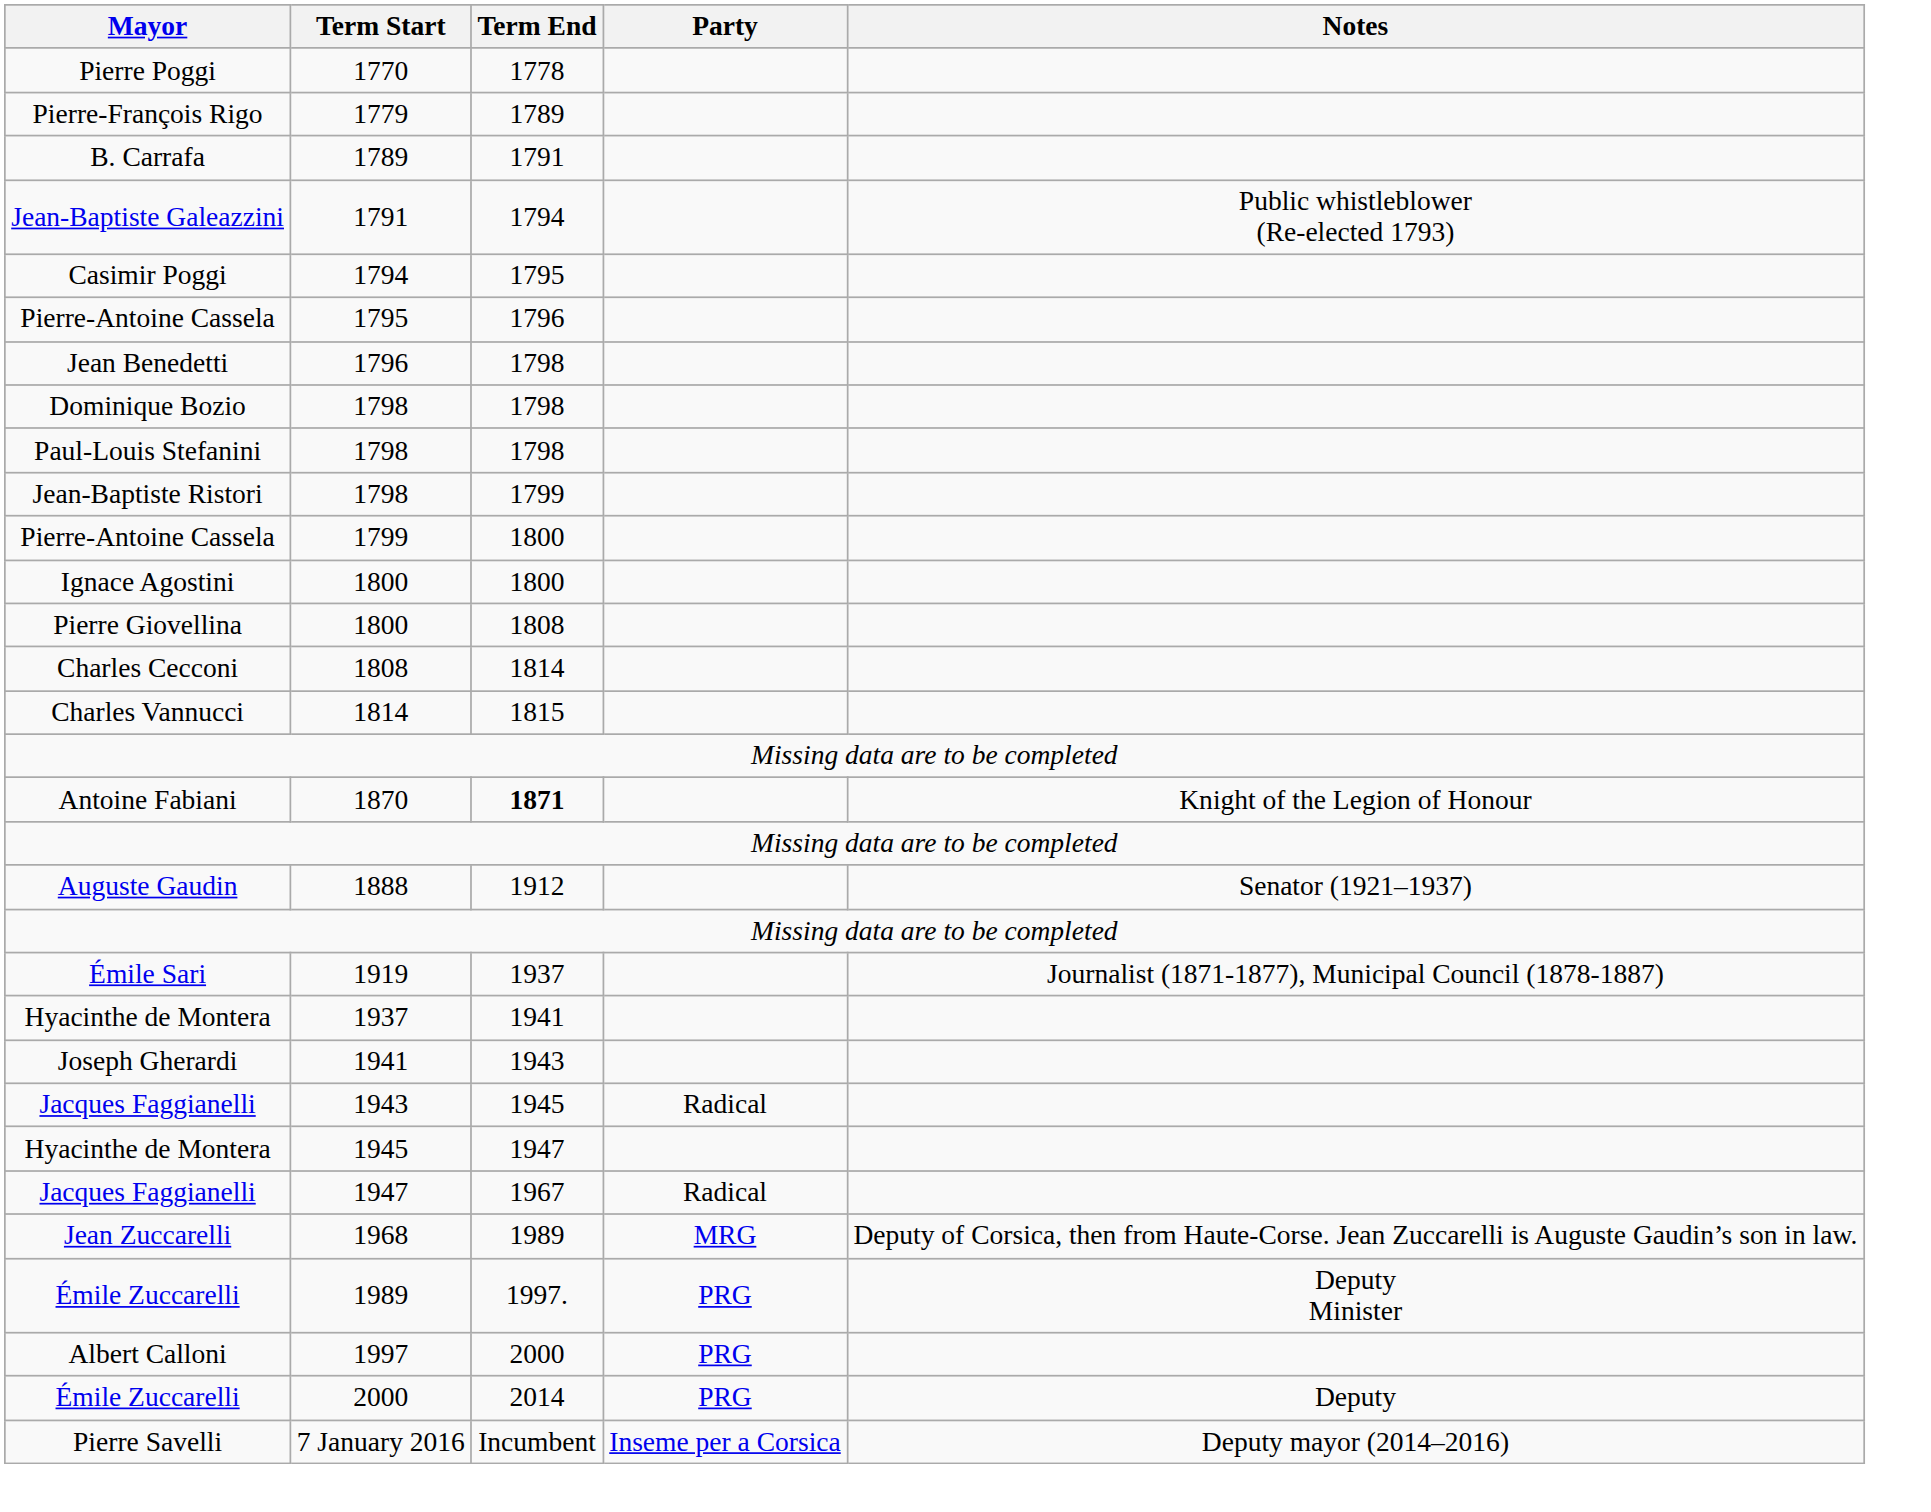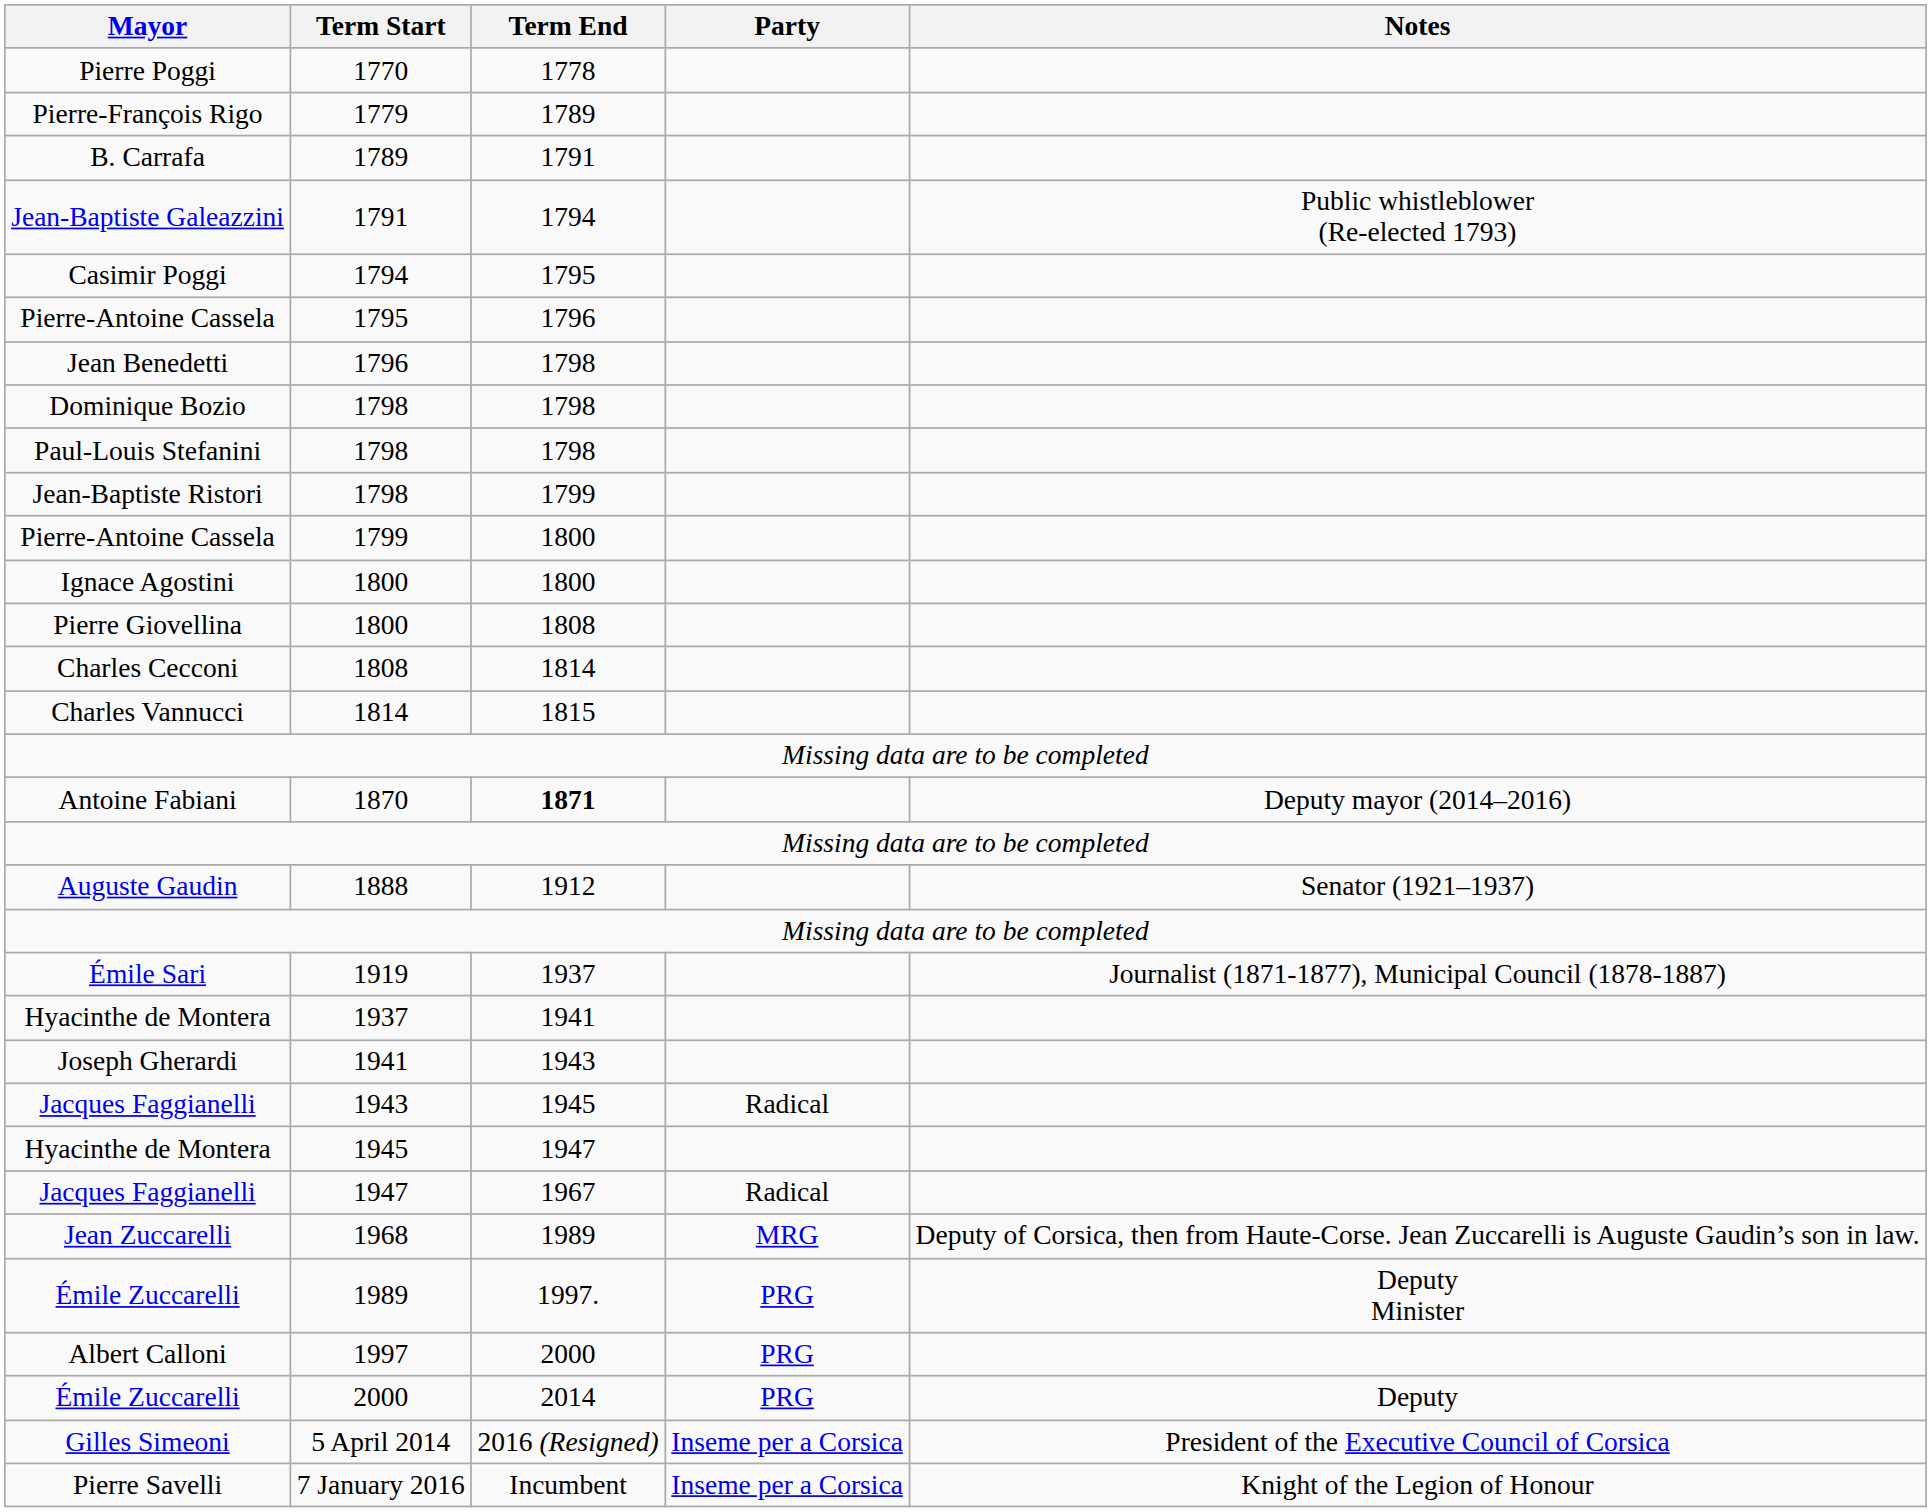(1355, 799) Knight of the Legion of Honour -> (1418, 799) Deputy mayor (2014–2016)
+ row: (148, 1441)
(1355, 1441) Deputy mayor (2014–2016) -> (1418, 1484) Knight of the Legion of Honour
